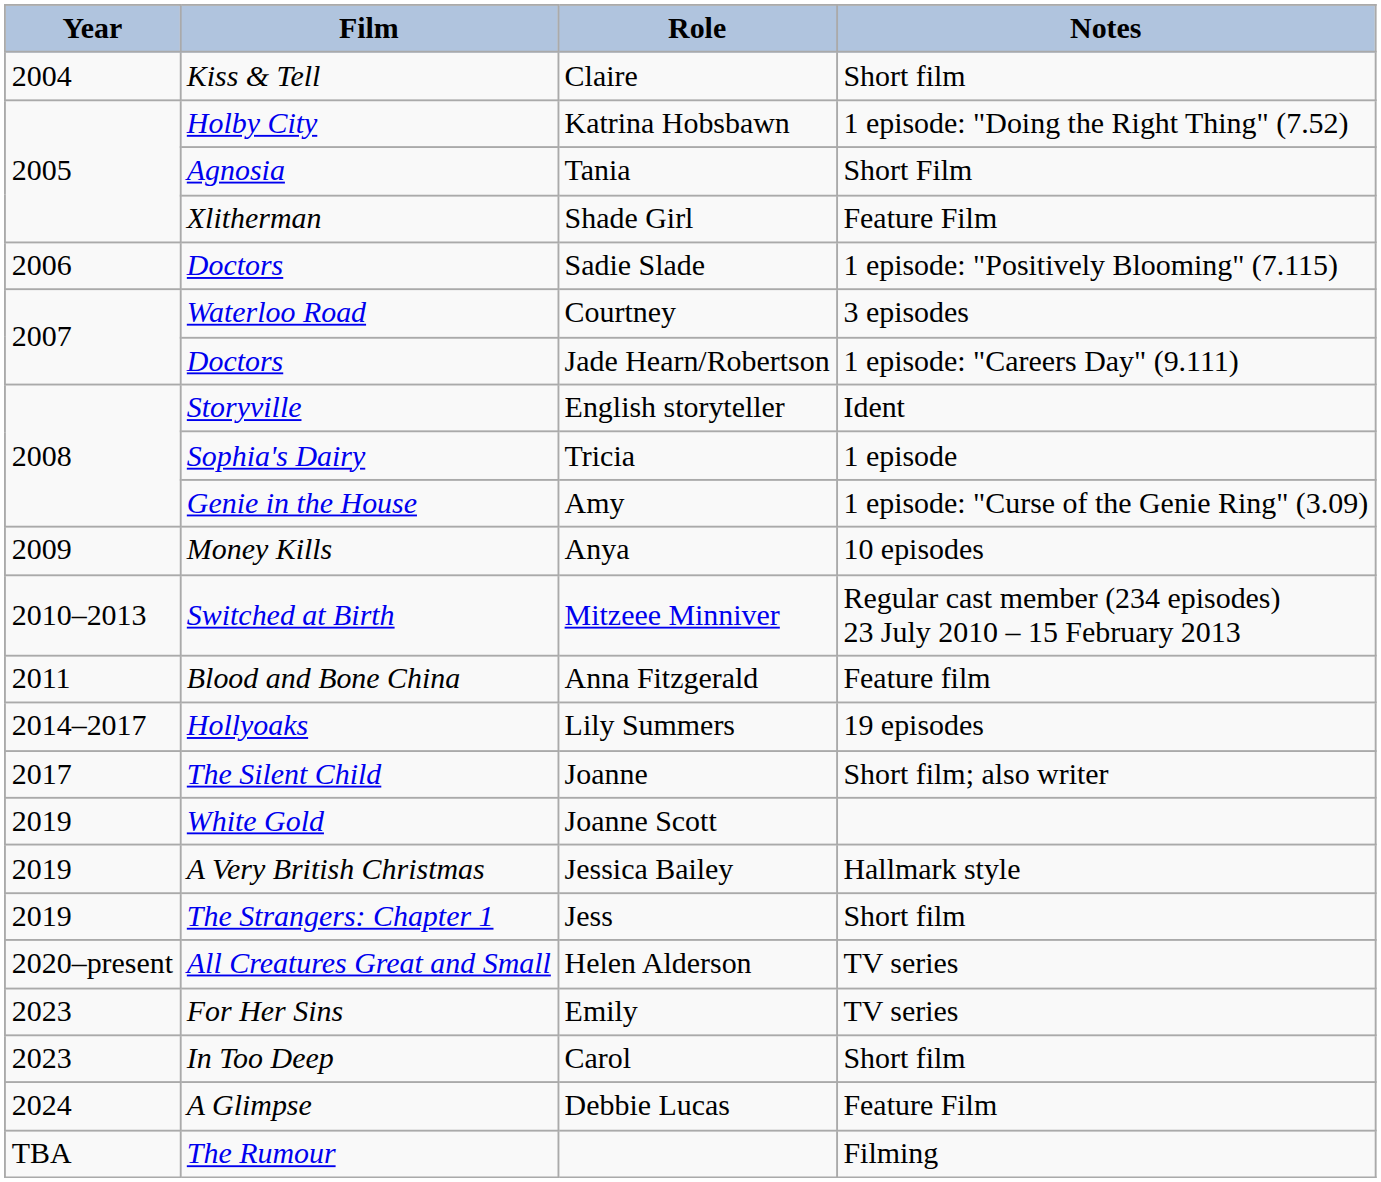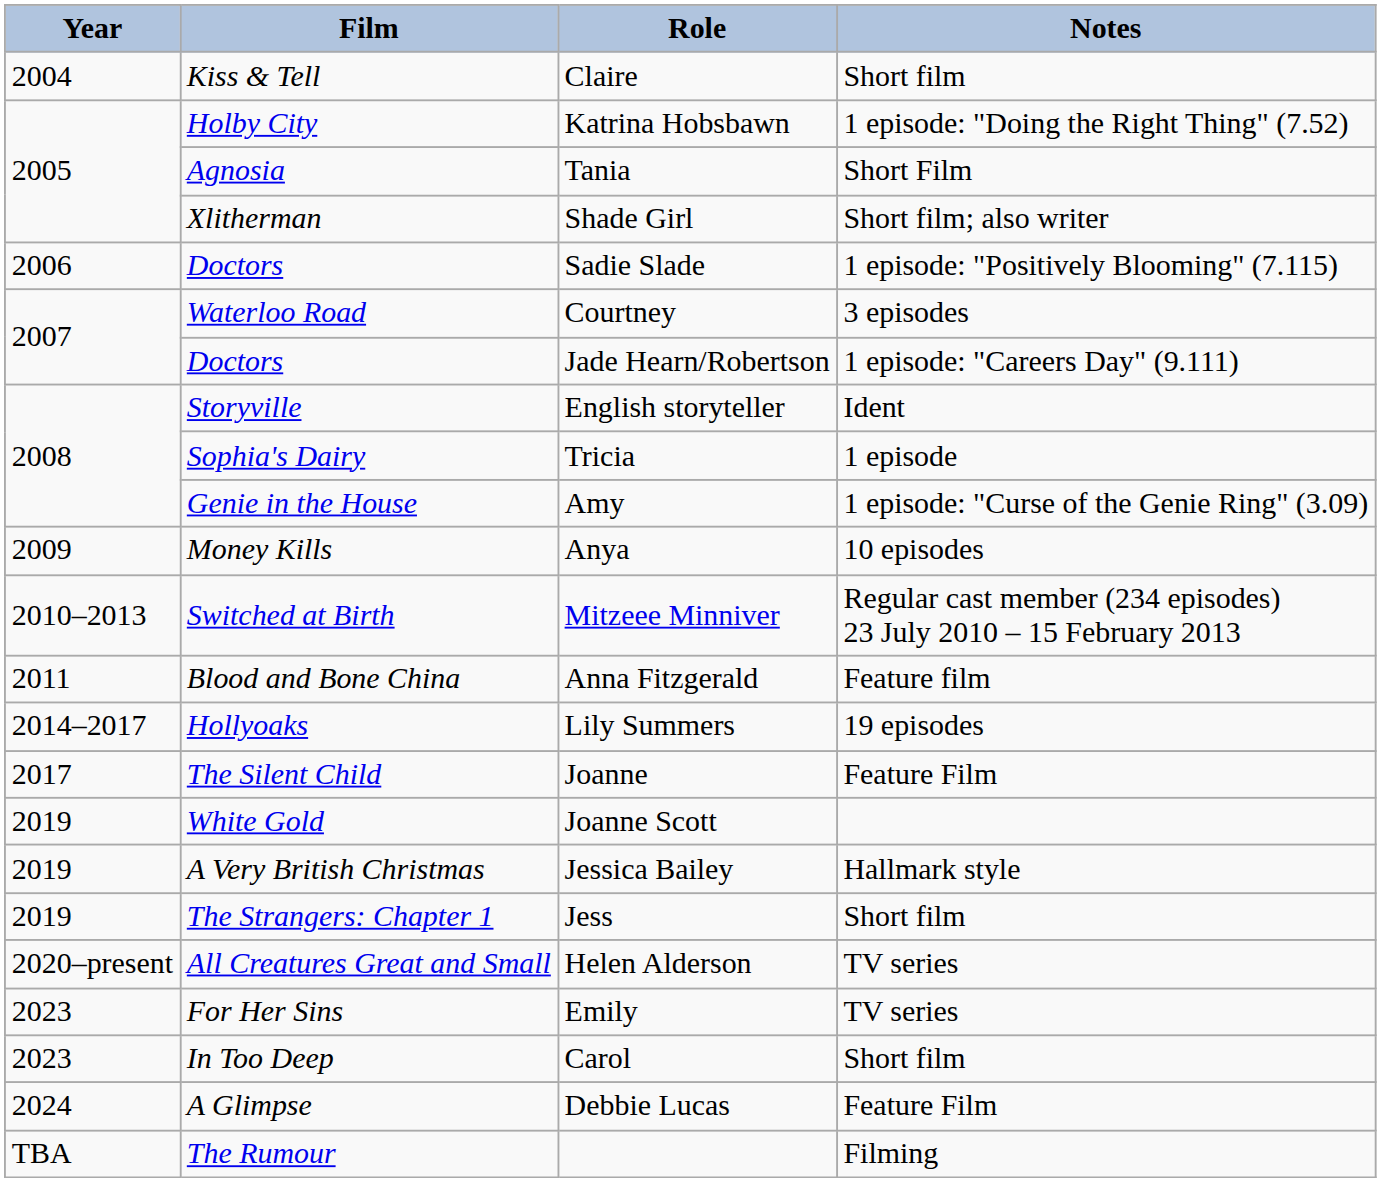(920, 218) Feature Film -> (976, 218) Short film; also writer
(976, 773) Short film; also writer -> (920, 773) Feature Film
